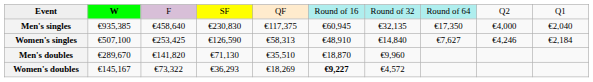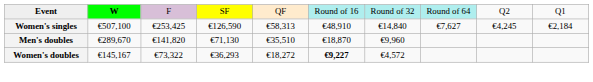- row: (46, 26)
(504, 41) €4,246 -> (504, 26) €4,245
(281, 70) €18,269 -> (281, 55) €18,272
